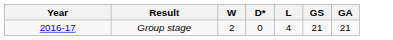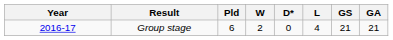+ column: (232, 12)
